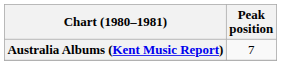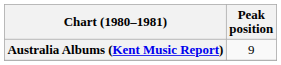(251, 49) 7 -> (251, 49) 9
